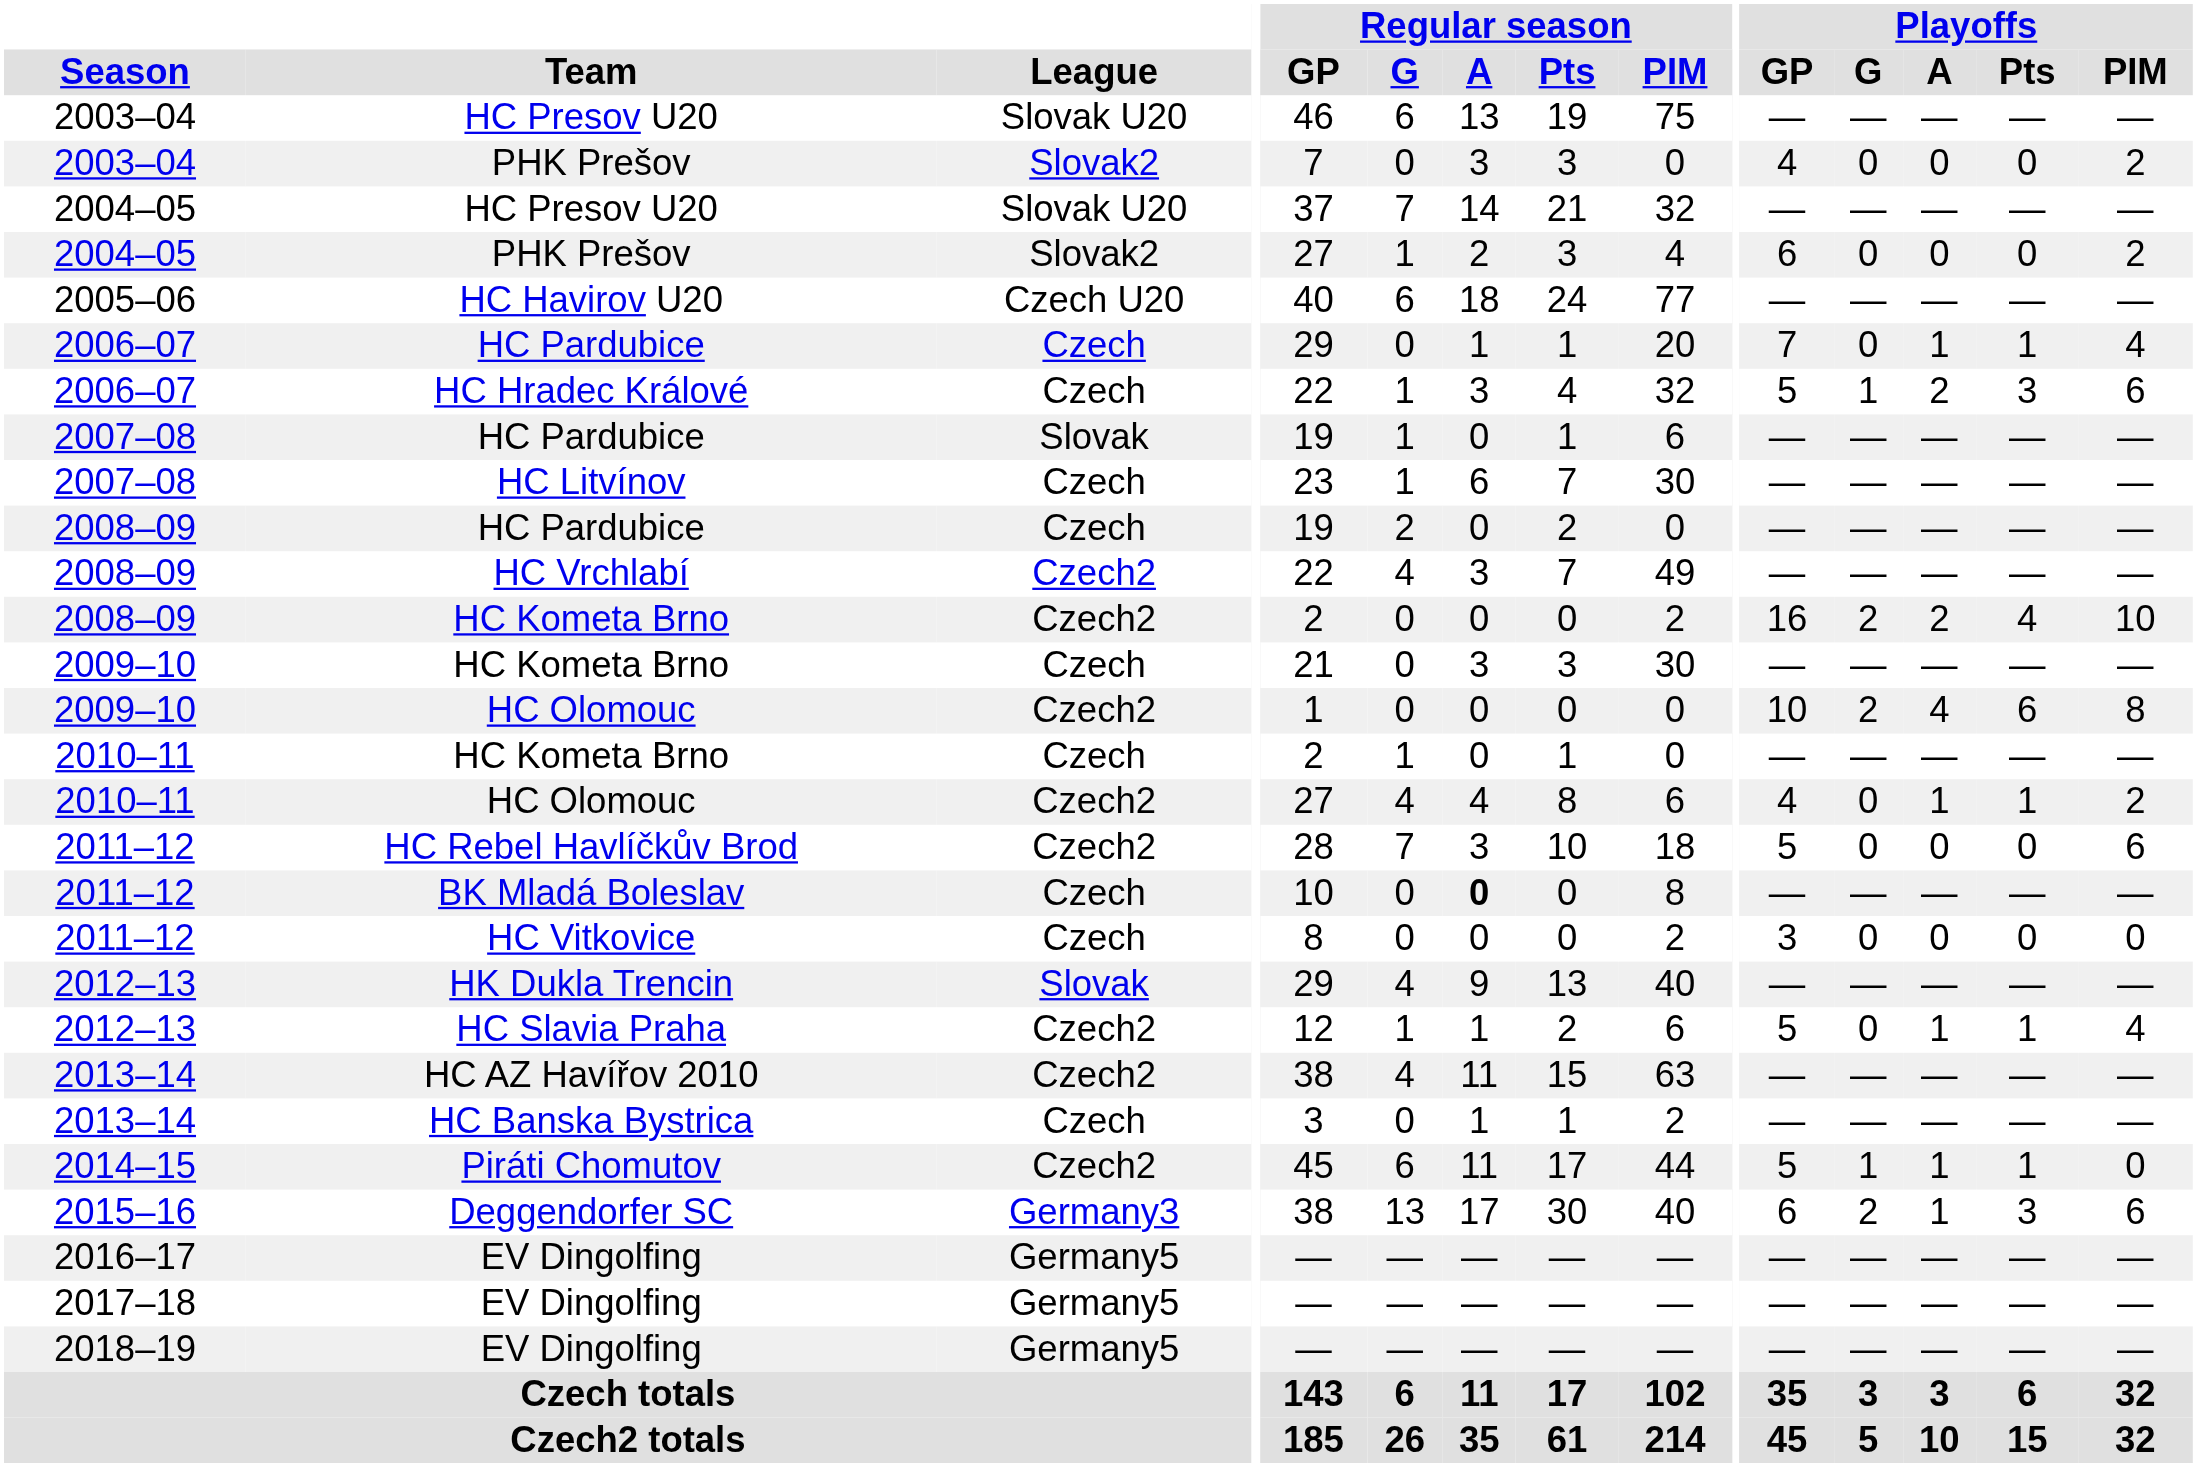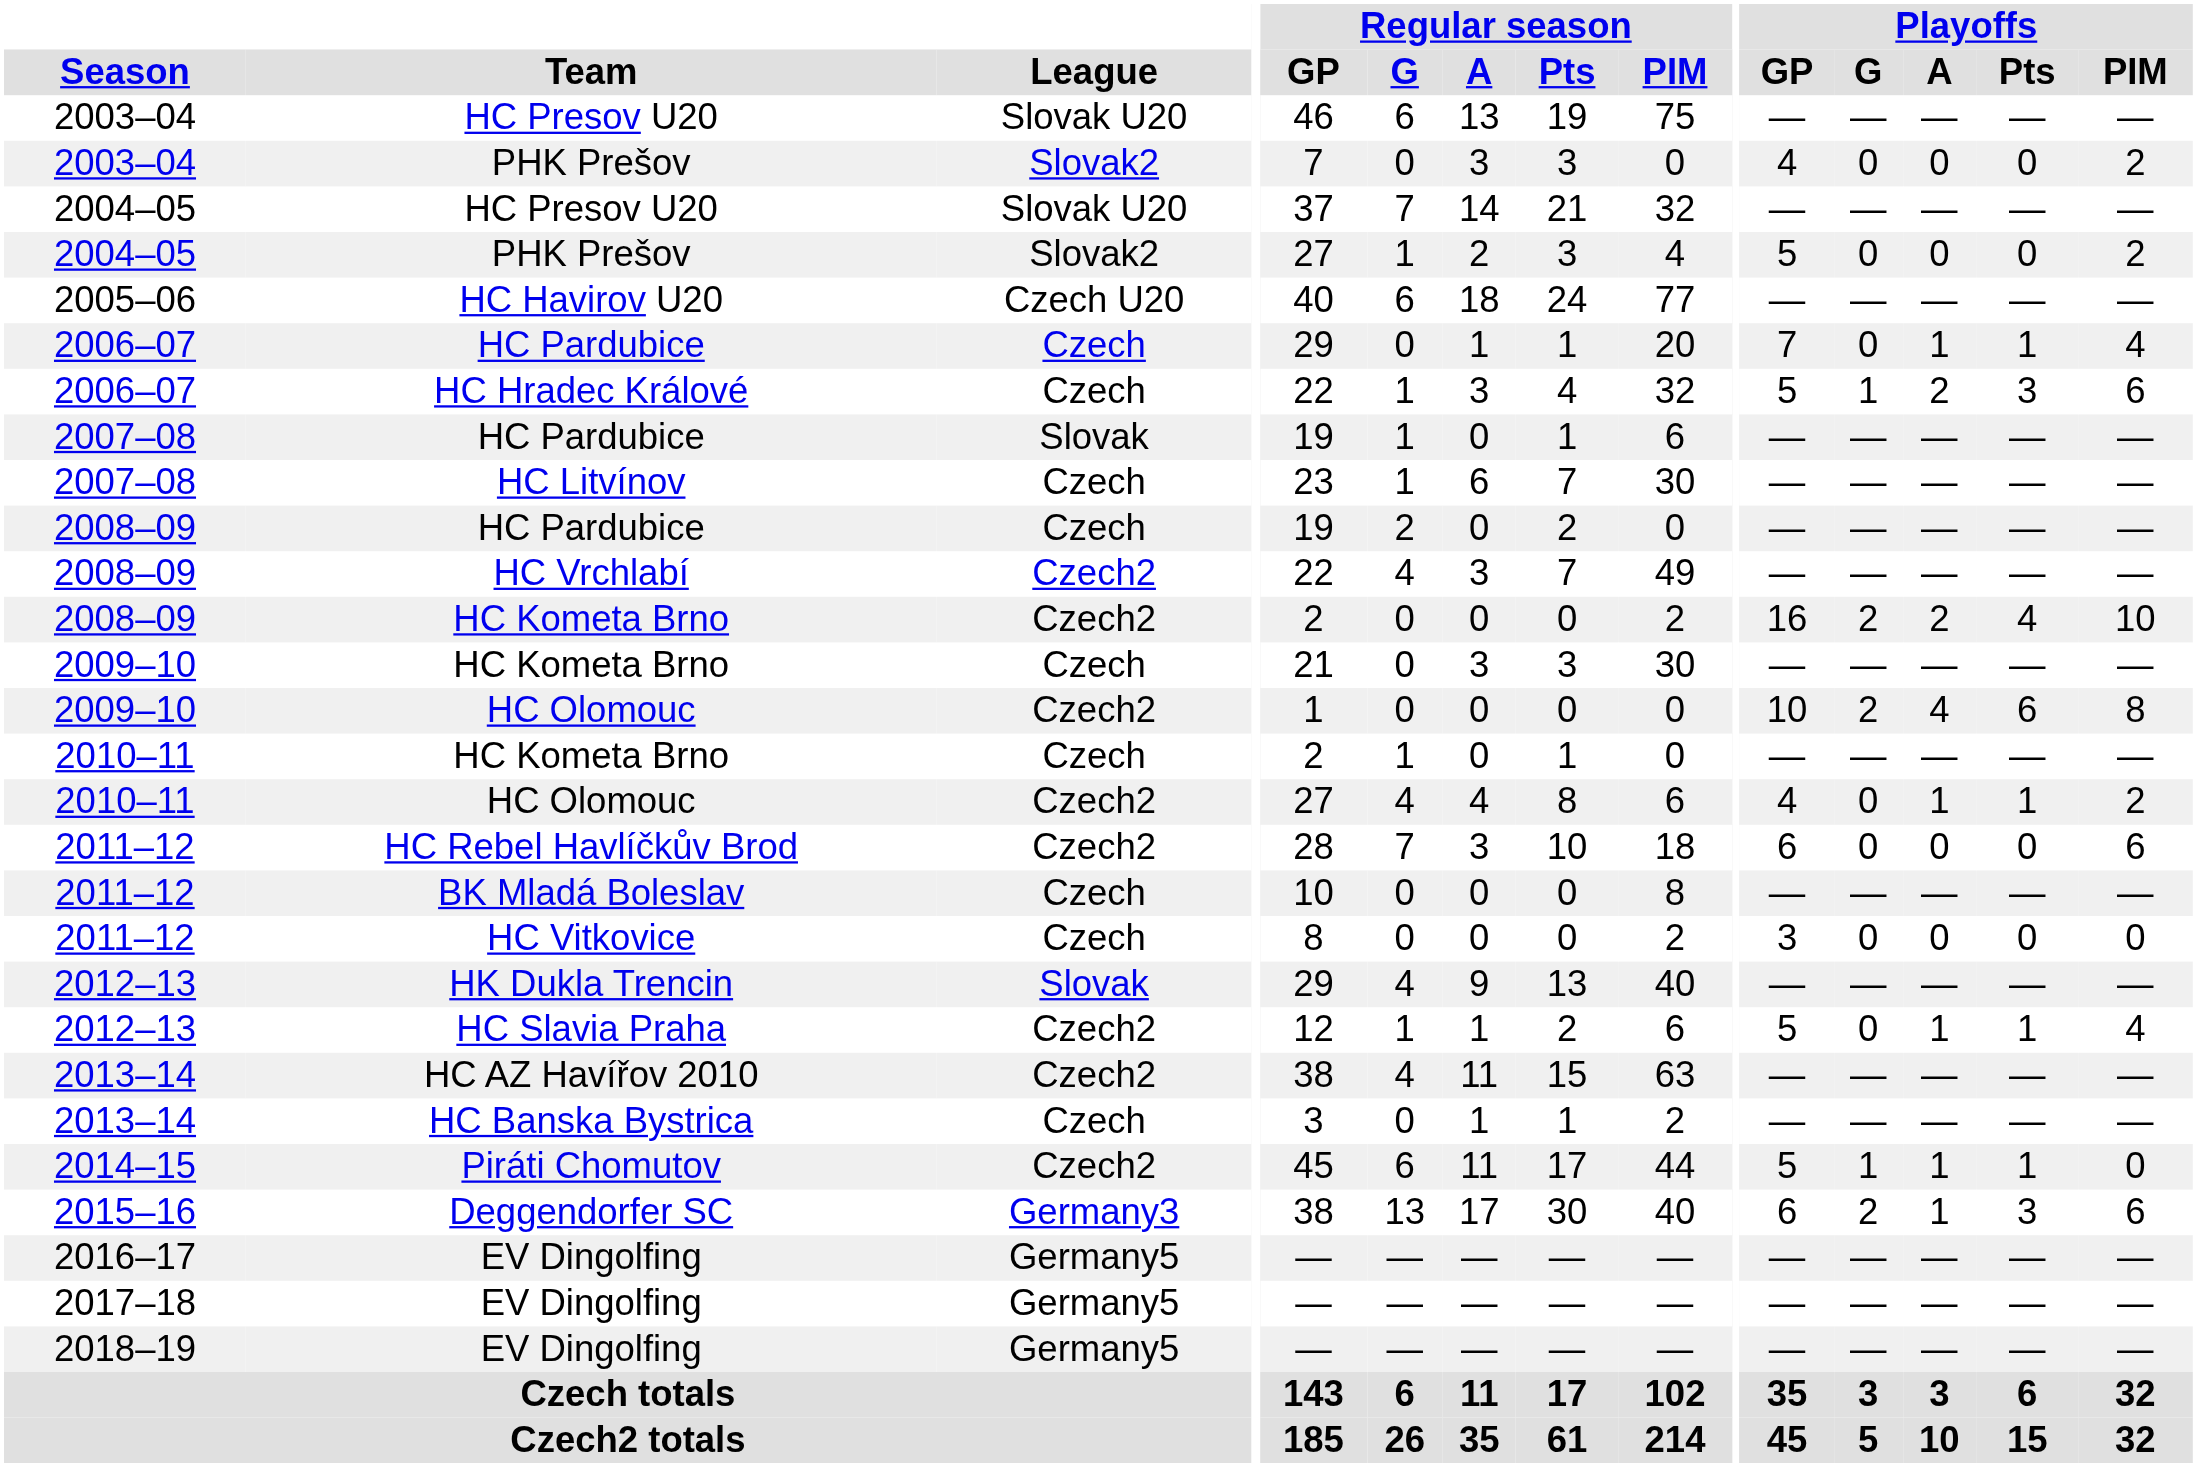(1787, 254) 6 -> (1787, 254) 5
(1787, 846) 5 -> (1787, 846) 6
(1479, 892) bold -> (1479, 892) normal
